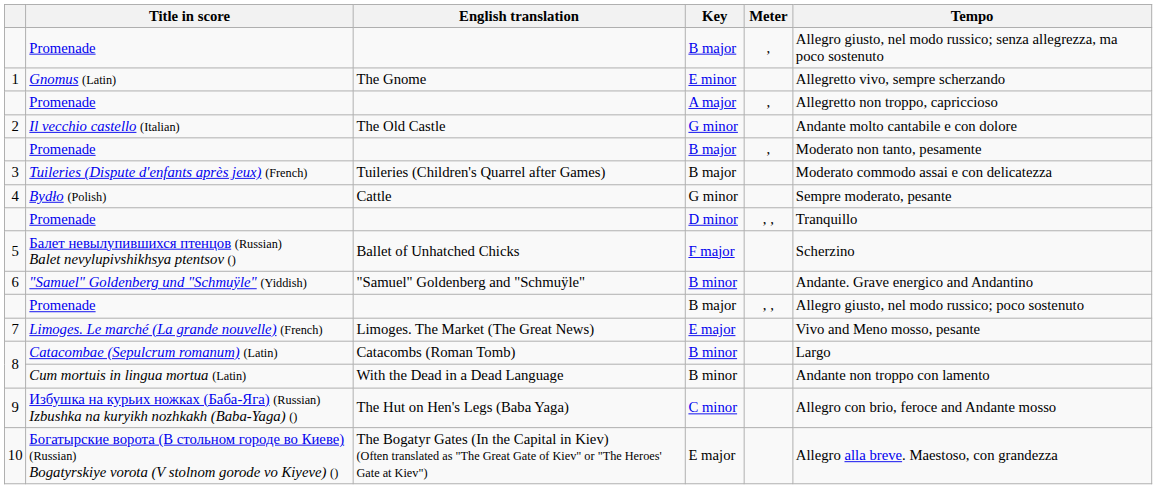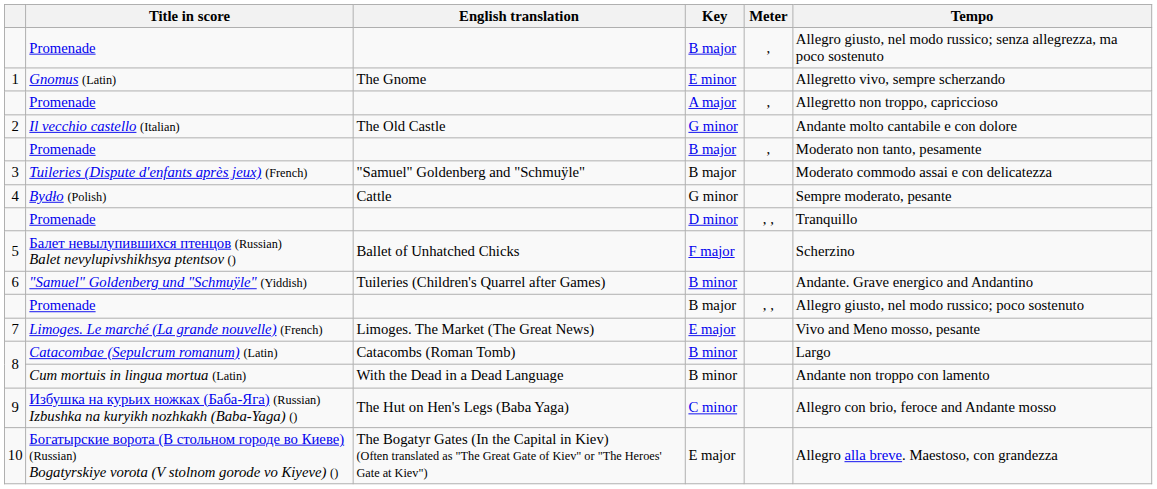(481, 172) Tuileries (Children's Quarrel after Games) -> (471, 172) "Samuel" Goldenberg and "Schmuÿle"
(471, 282) "Samuel" Goldenberg and "Schmuÿle" -> (481, 282) Tuileries (Children's Quarrel after Games)
